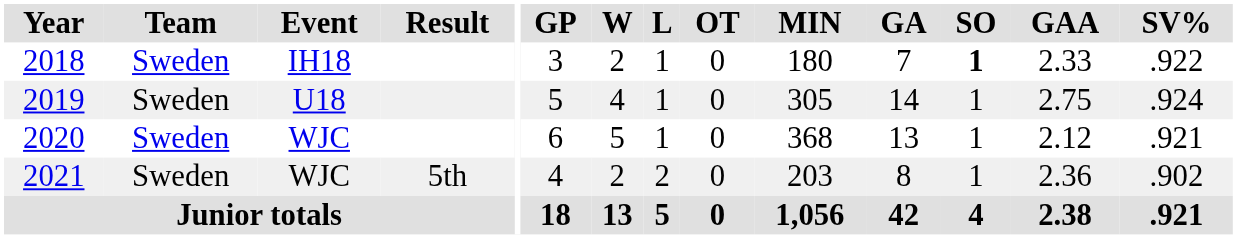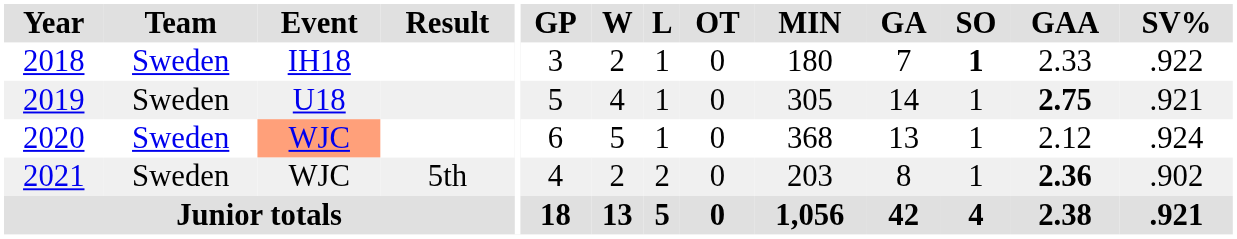(1065, 99) normal -> (1065, 99) bold
(1176, 99) .924 -> (1176, 99) .921
(319, 137) no background -> (319, 137) lightsalmon background
(1176, 137) .921 -> (1176, 137) .924
(1065, 176) normal -> (1065, 176) bold
